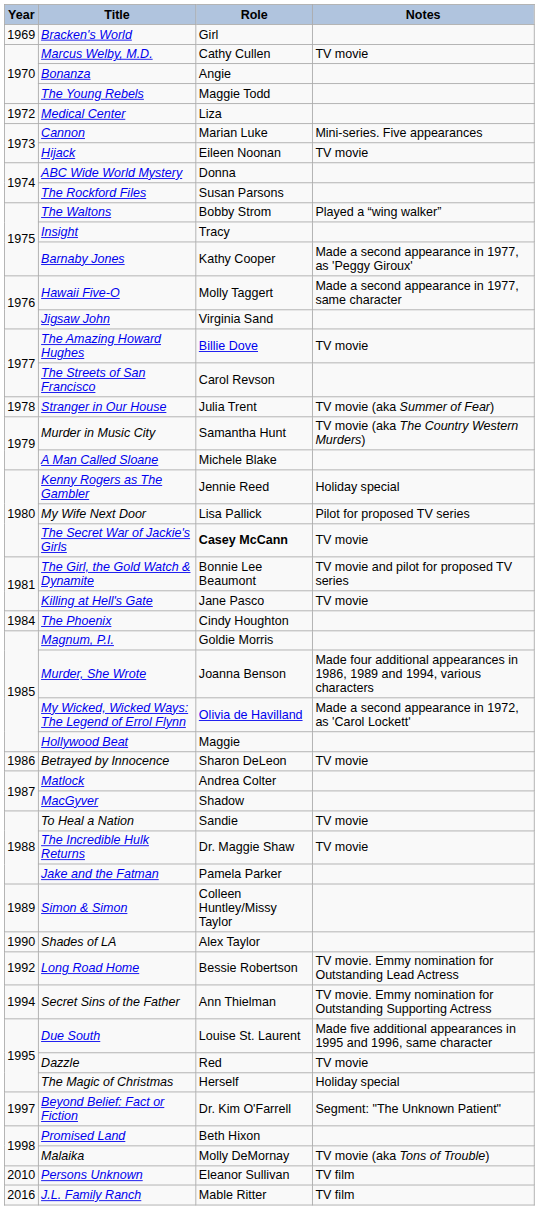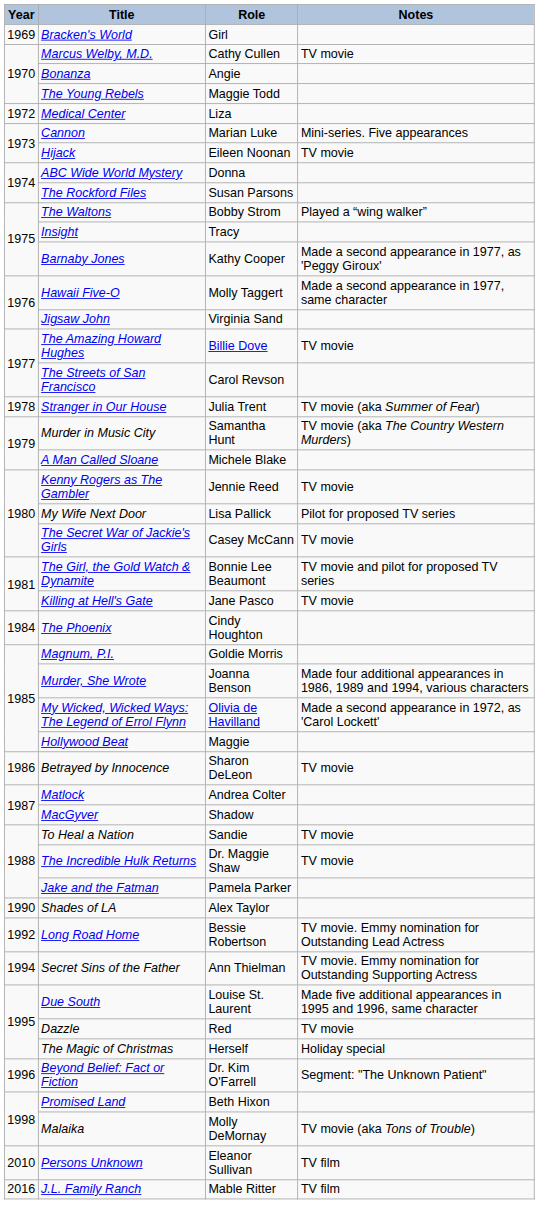(357, 487) Holiday special -> (327, 487) TV movie
(243, 541) bold -> (251, 541) normal
- row: (84, 908)
(21, 1109) 1997 -> (21, 1076) 1996
